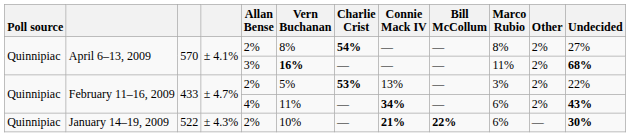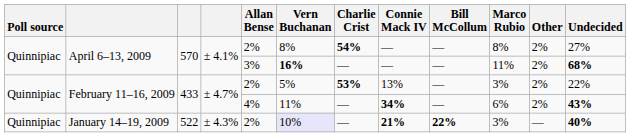(290, 122) no background -> (290, 122) lavender background
(501, 122) 6% -> (501, 122) 3%
(580, 122) 30% -> (580, 122) 40%
